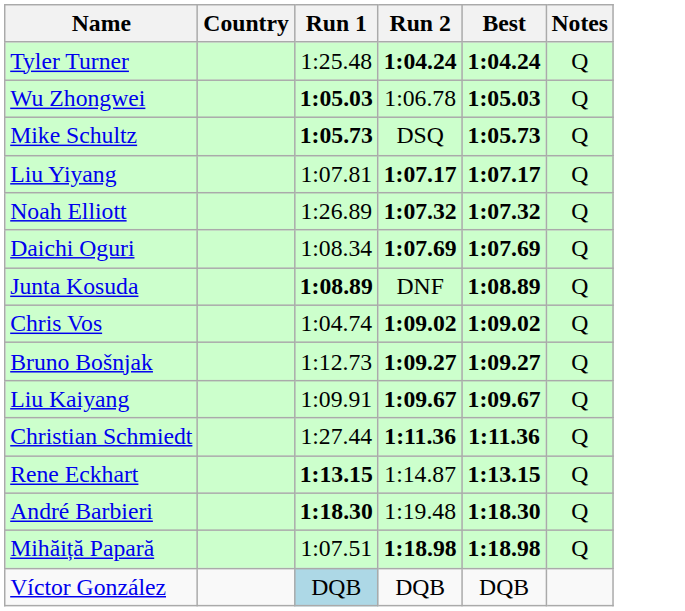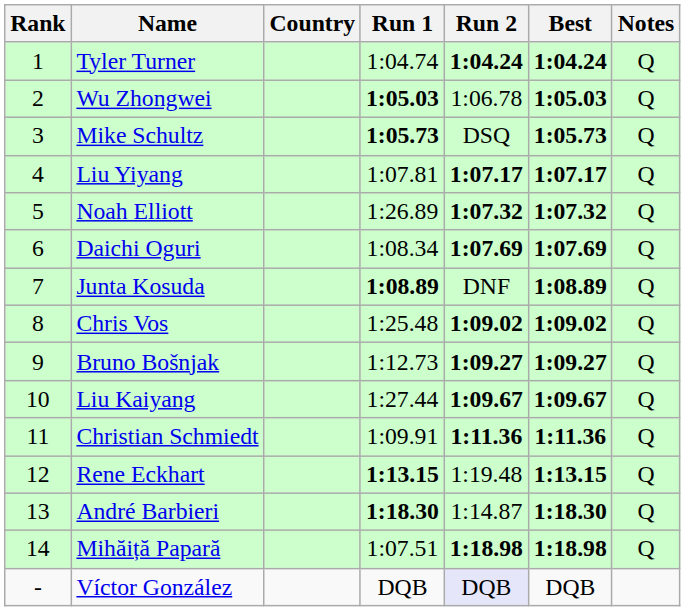+ column: (38, 23)
(336, 60) 1:25.48 -> (402, 60) 1:04.74
(336, 323) 1:04.74 -> (402, 323) 1:25.48
(336, 398) 1:09.91 -> (402, 398) 1:27.44
(336, 436) 1:27.44 -> (402, 436) 1:09.91
(420, 473) 1:14.87 -> (486, 473) 1:19.48
(420, 511) 1:19.48 -> (486, 511) 1:14.87
(336, 586) lightblue background -> (402, 586) no background
(420, 586) no background -> (486, 586) lavender background
